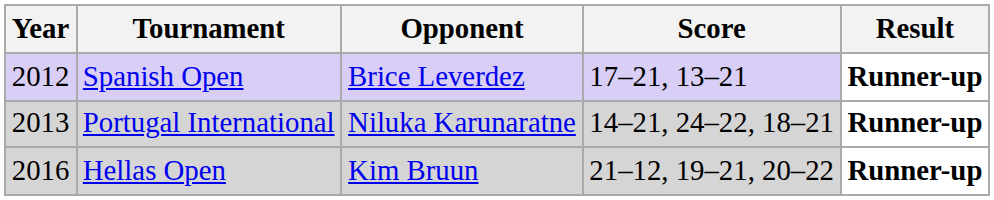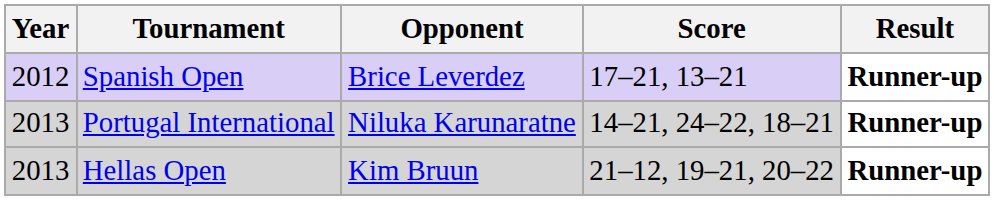(41, 171) 2016 -> (41, 171) 2013
